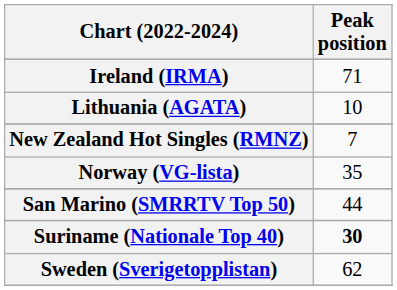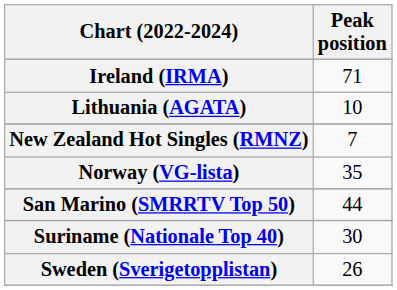(352, 236) bold -> (352, 236) normal
(352, 269) 62 -> (352, 269) 26
